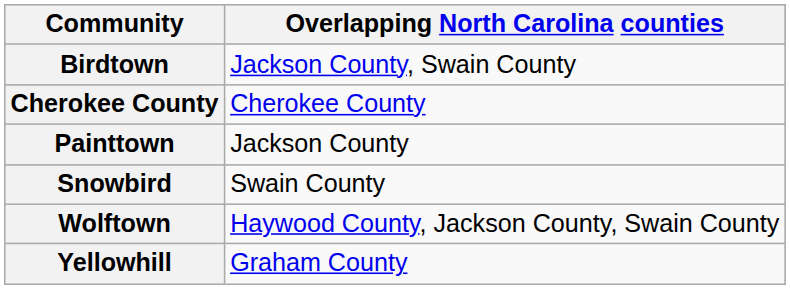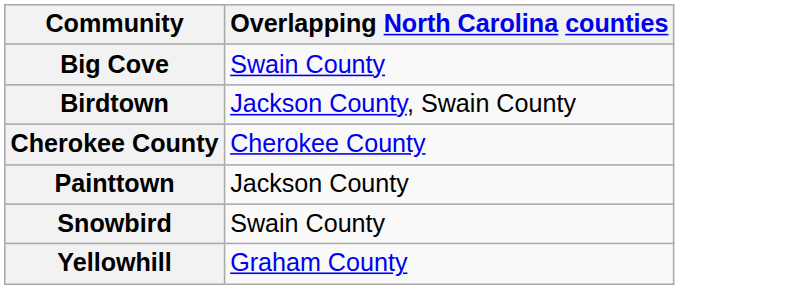+ row: (115, 64)
- row: (115, 223)
